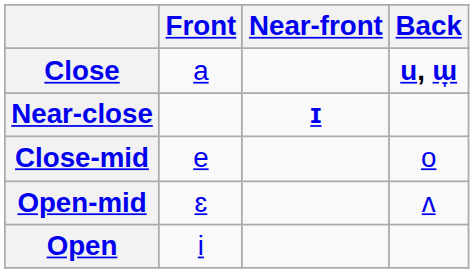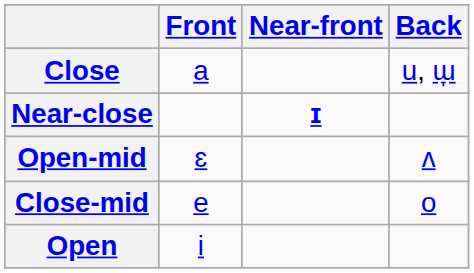(429, 70) bold -> (429, 70) normal
rows swapped: (82, 158) <-> (82, 202)
